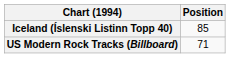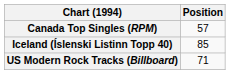+ row: (92, 28)
